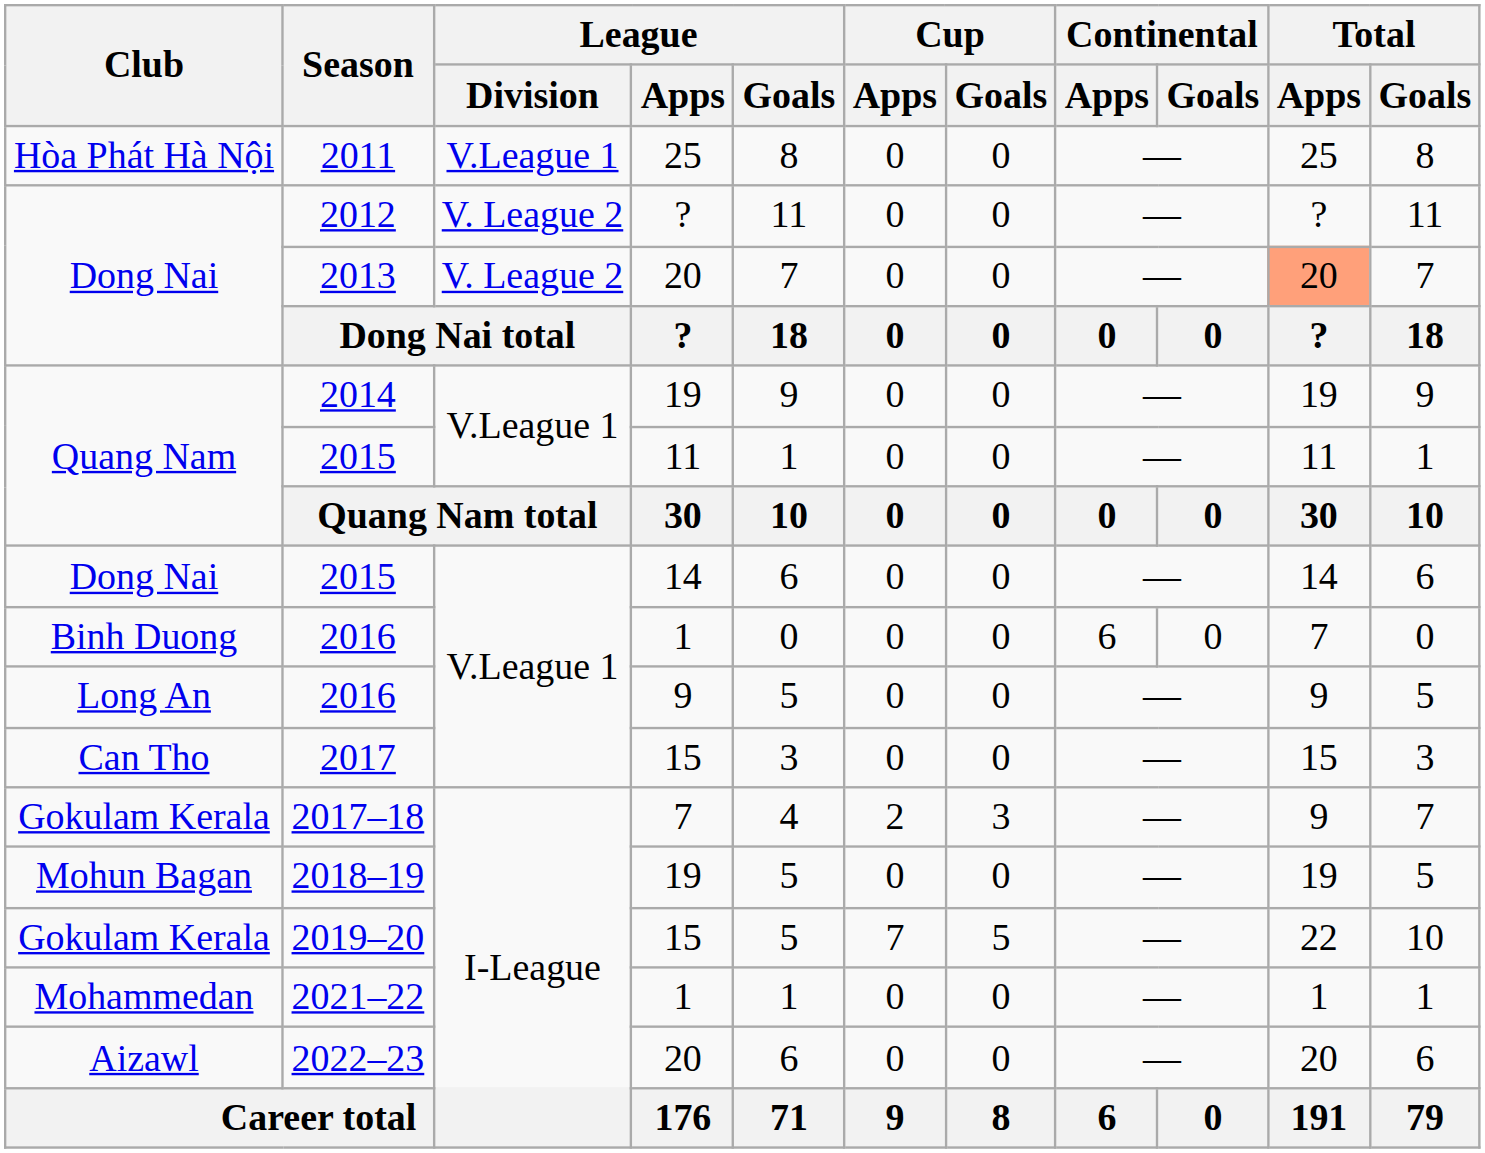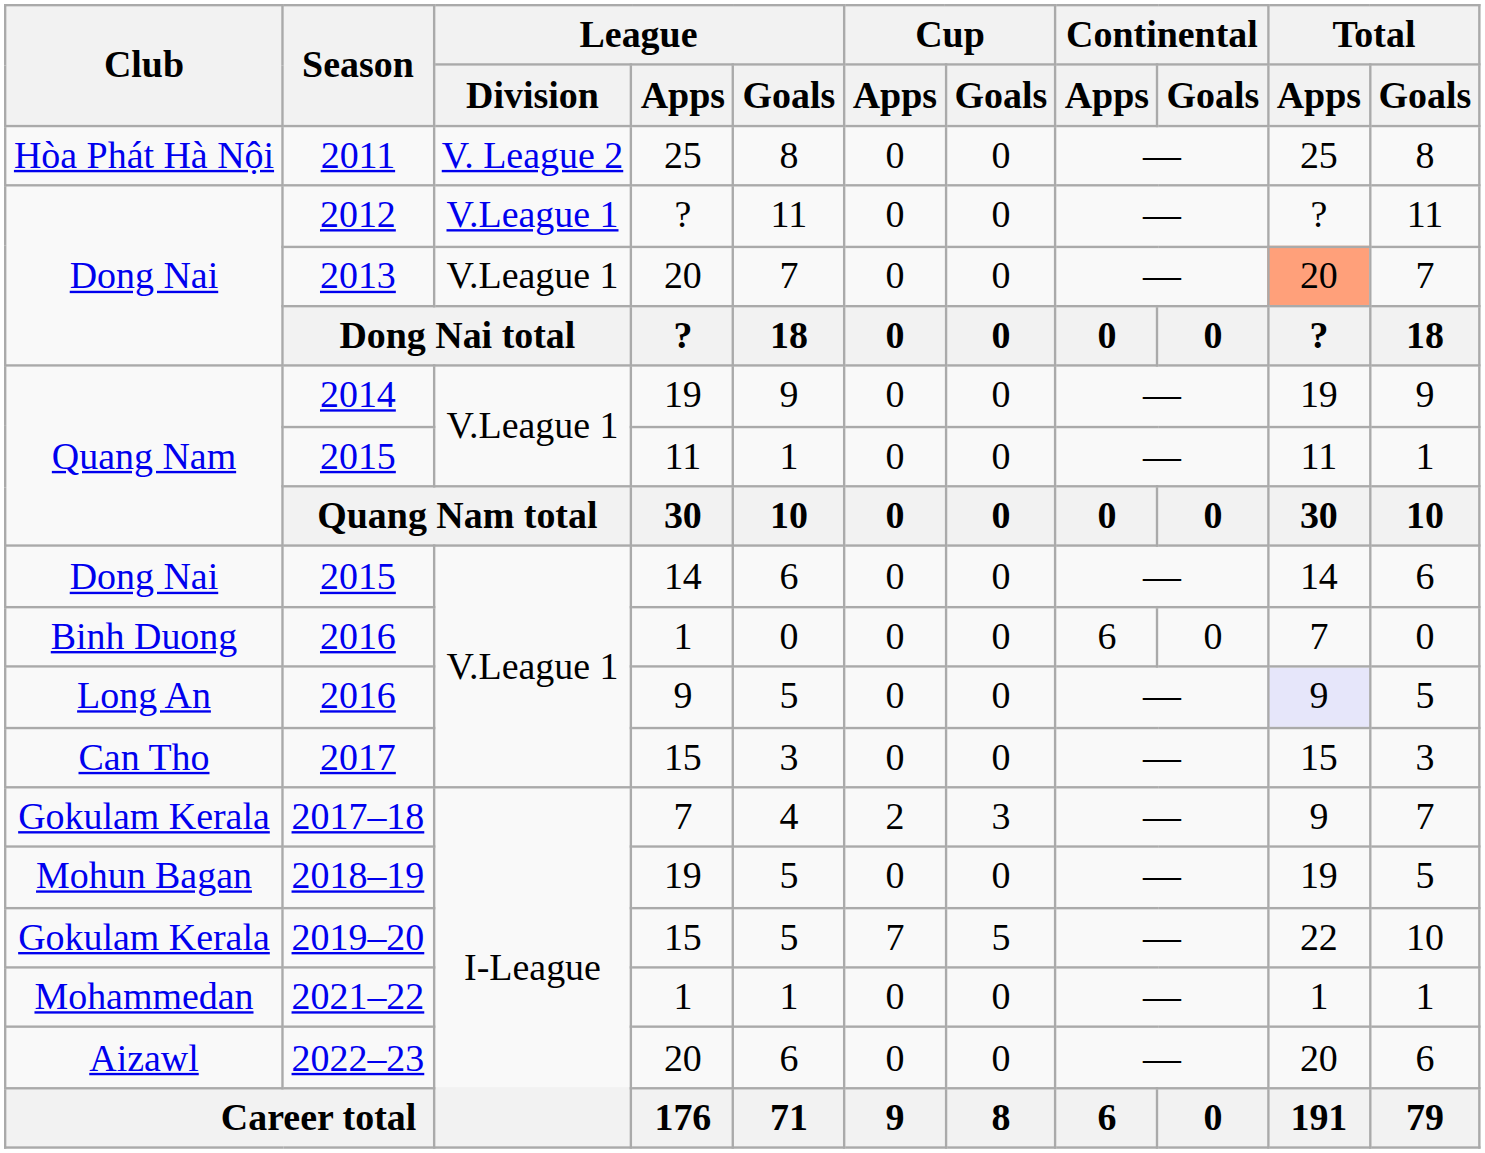(532, 154) V.League 1 -> (532, 154) V. League 2
(532, 214) V. League 2 -> (532, 214) V.League 1
(532, 275) V. League 2 -> (532, 275) V.League 1
(1319, 696) no background -> (1319, 696) lavender background
